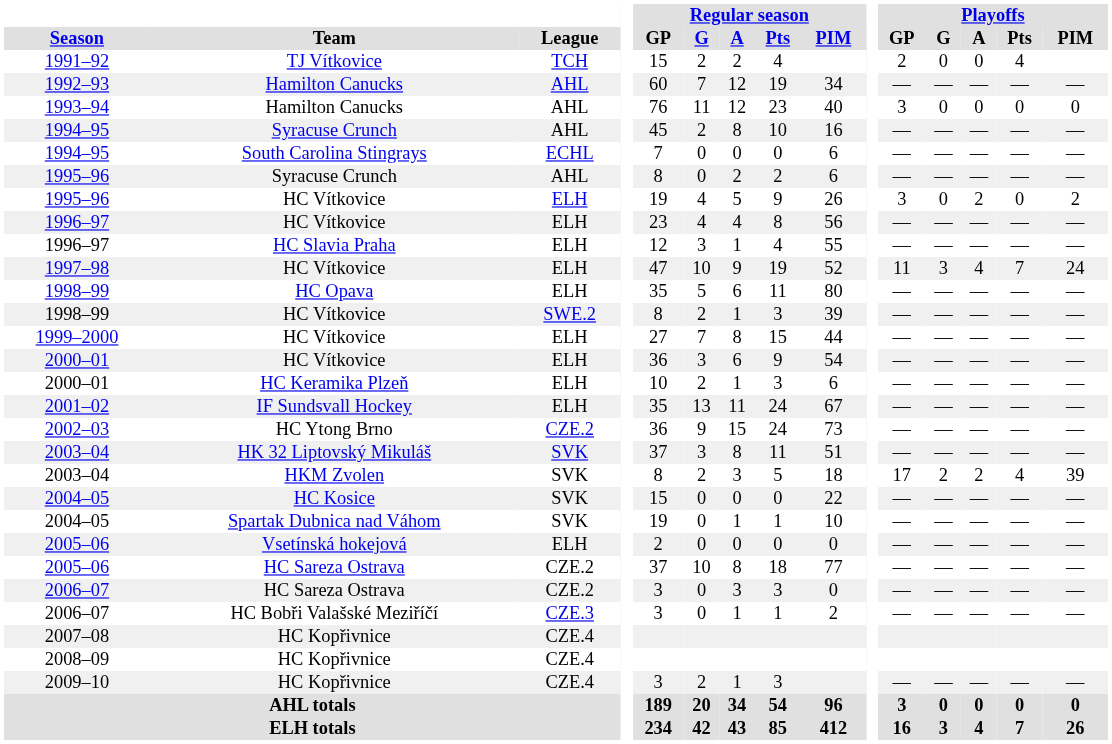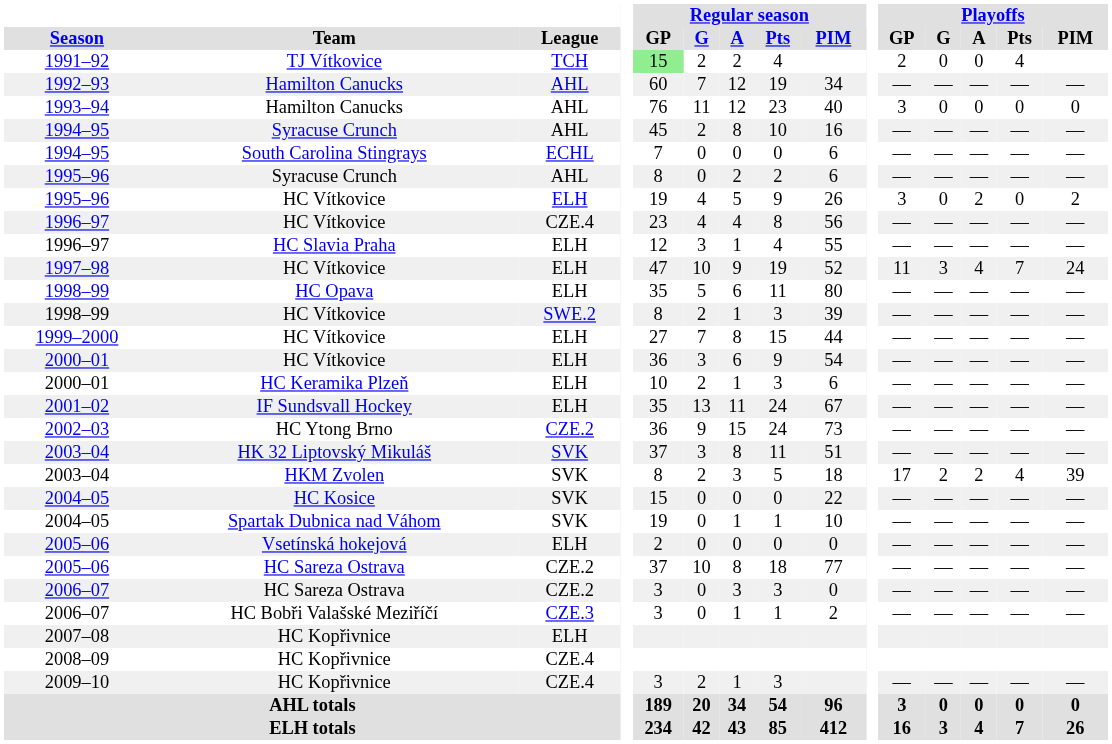(658, 61) no background -> (658, 61) lightgreen background
(570, 222) ELH -> (570, 222) CZE.4
(570, 636) CZE.4 -> (570, 636) ELH
